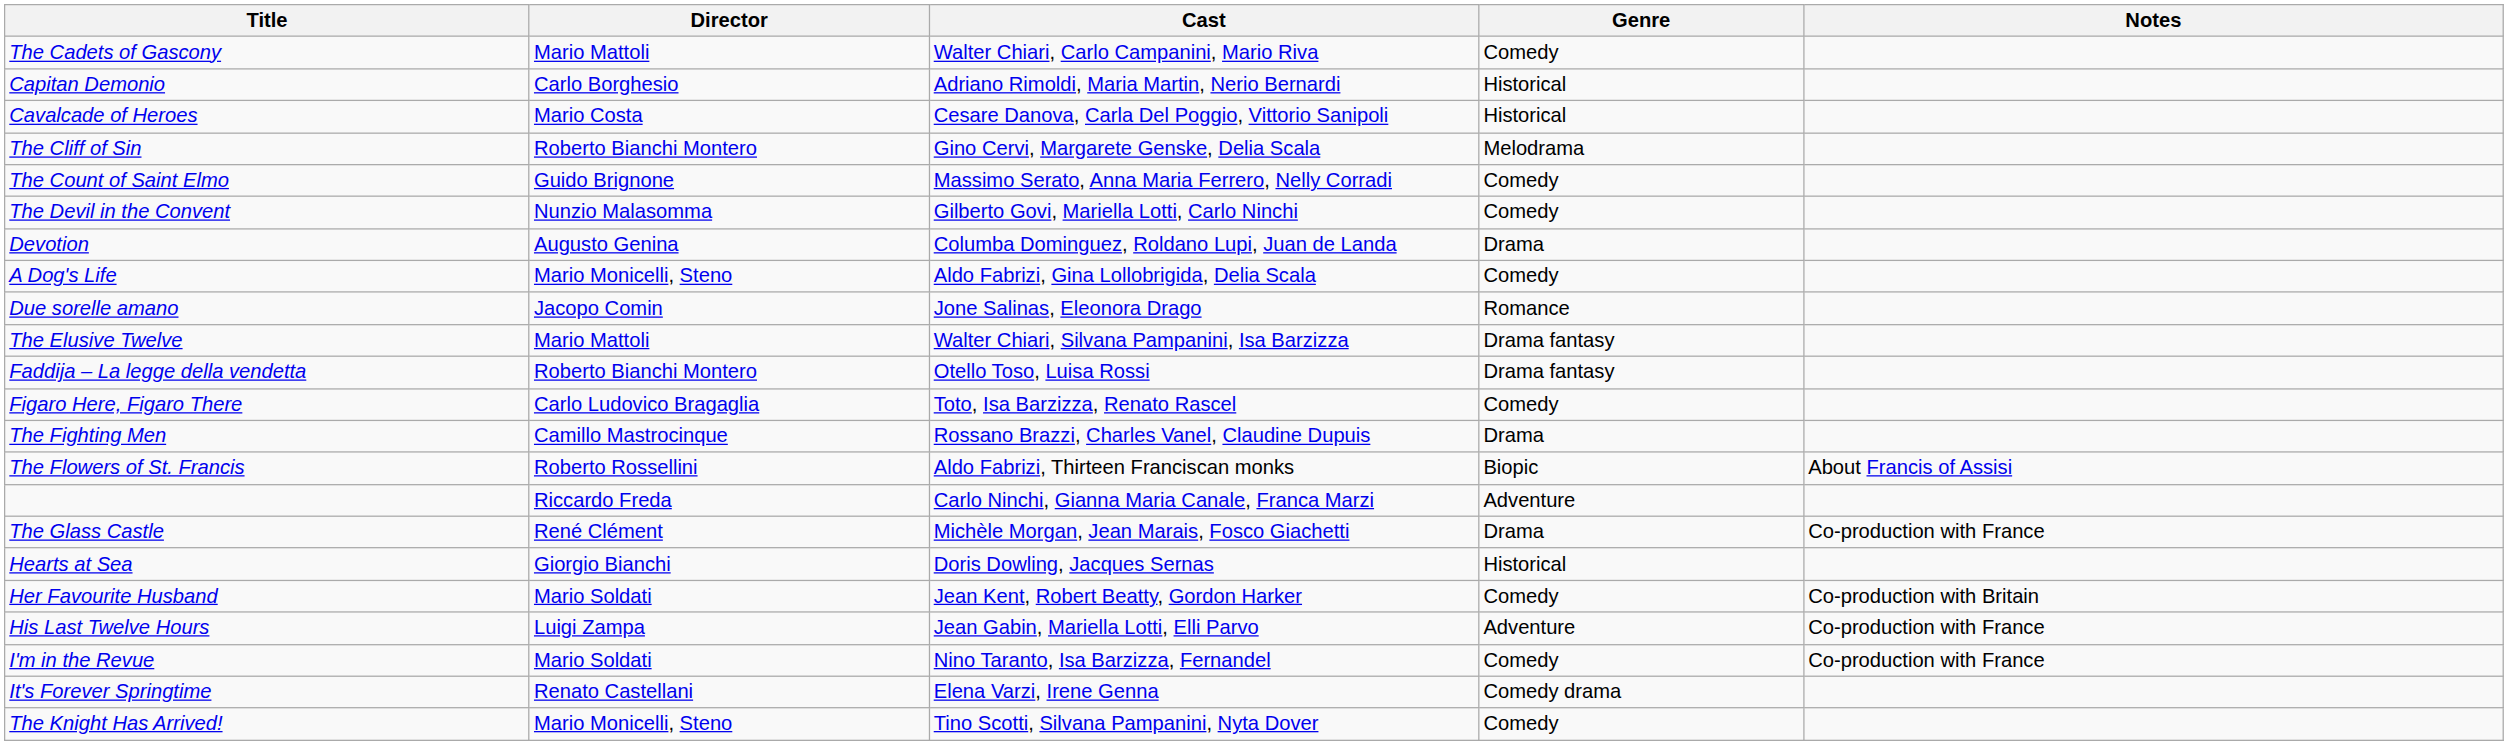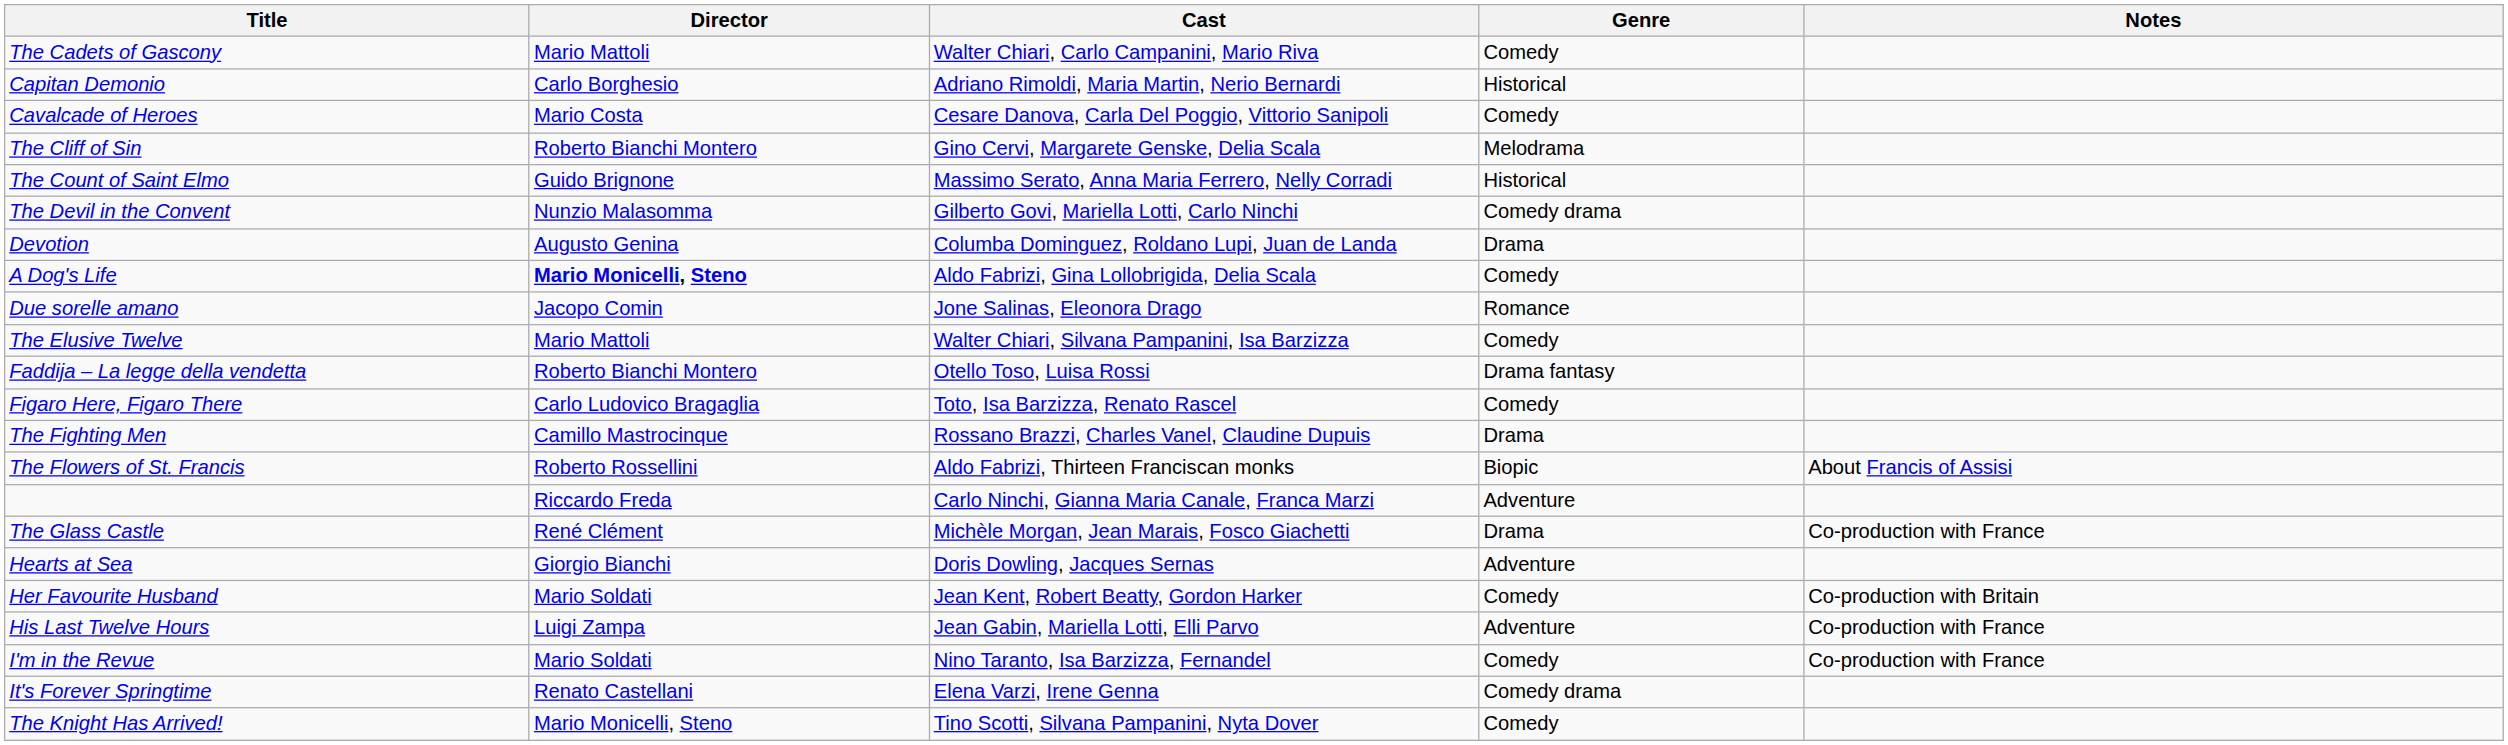(1525, 116) Historical -> (1521, 116) Comedy
(1521, 180) Comedy -> (1525, 180) Historical
(1521, 212) Comedy -> (1552, 212) Comedy drama
(633, 276) normal -> (640, 276) bold
(1549, 340) Drama fantasy -> (1521, 340) Comedy
(1525, 564) Historical -> (1529, 564) Adventure
